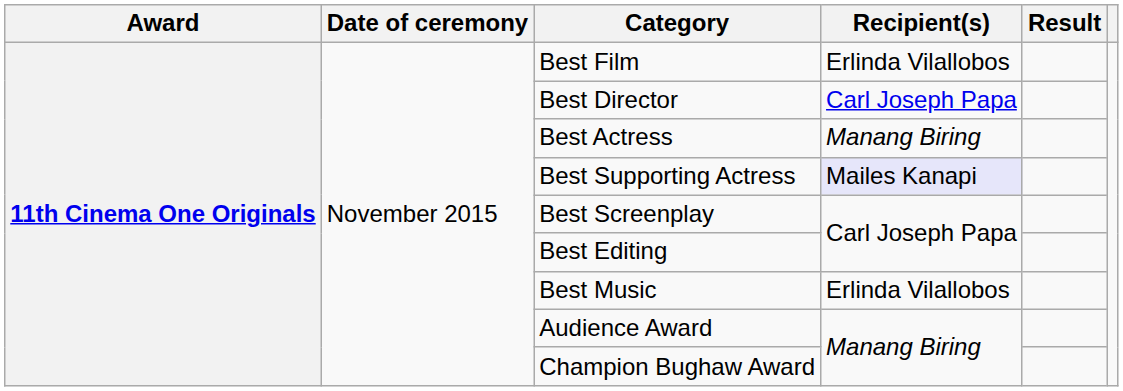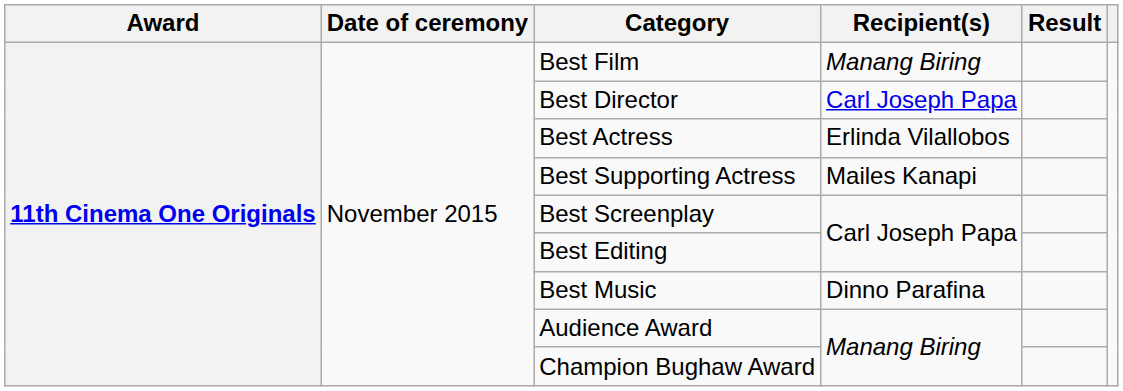(918, 61) Erlinda Vilallobos -> (903, 61) Manang Biring
(903, 137) Manang Biring -> (918, 137) Erlinda Vilallobos
(901, 175) lavender background -> (901, 175) no background
(918, 289) Erlinda Vilallobos -> (905, 289) Dinno Parafina
